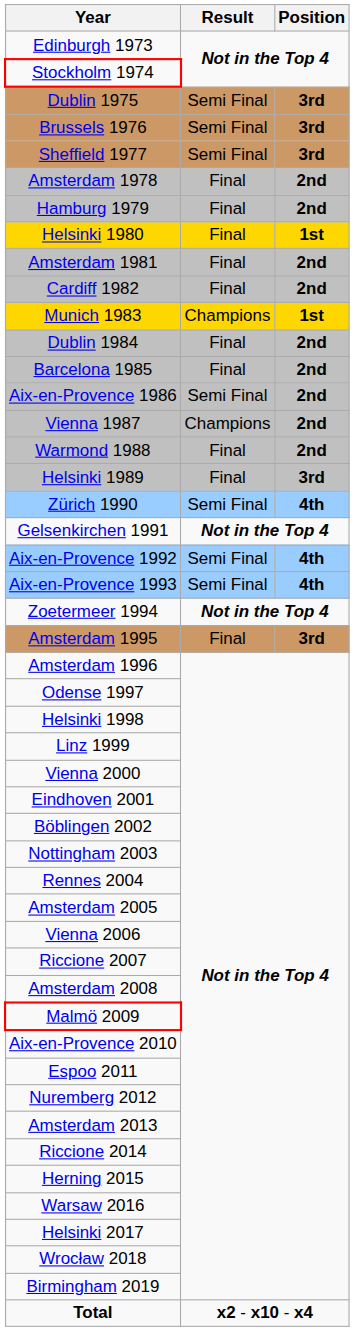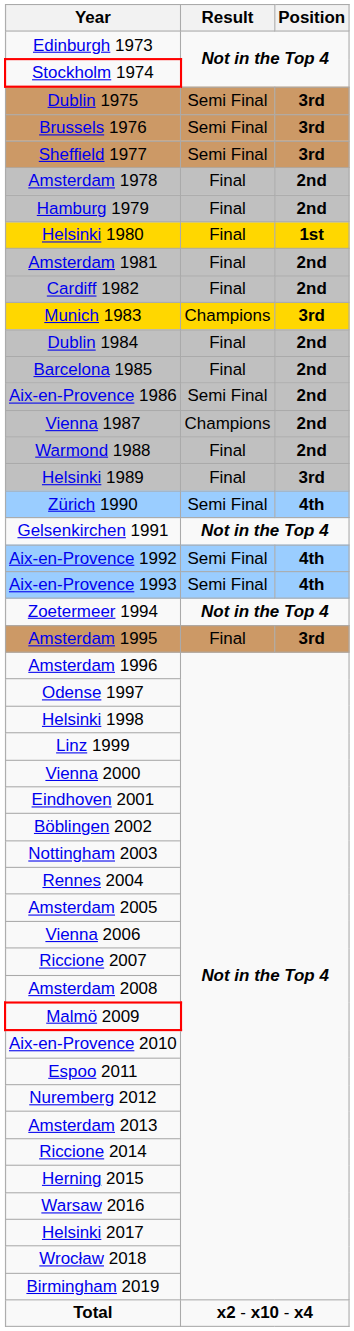(312, 315) 1st -> (312, 315) 3rd
